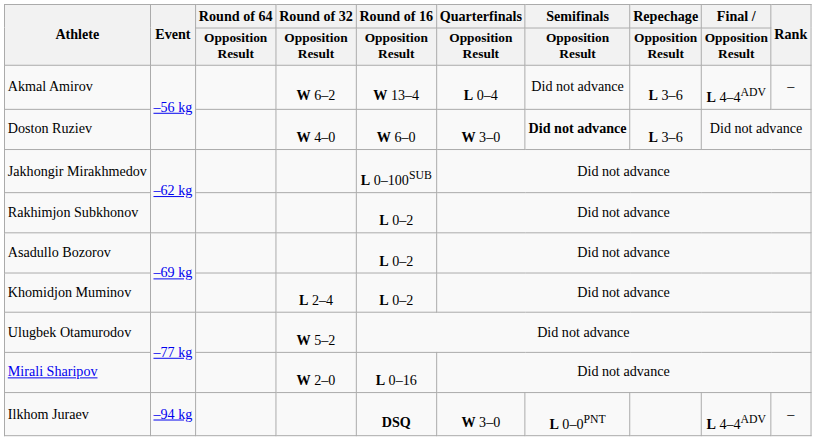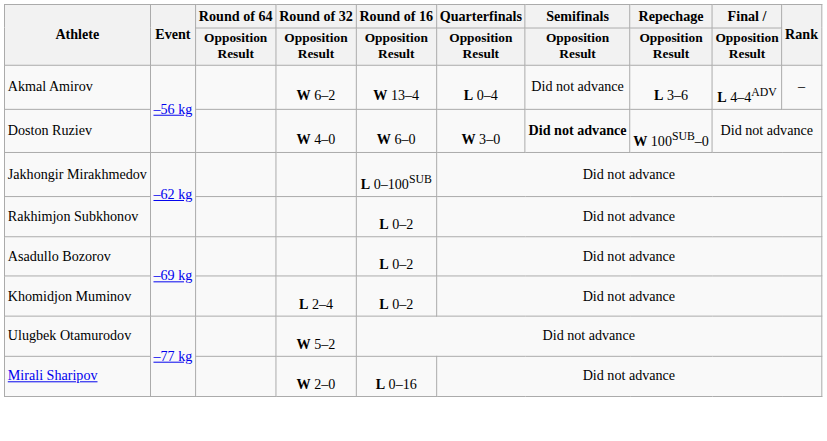(666, 137) L 3–6 -> (671, 139) W 100SUB–0
- row: (48, 414)
